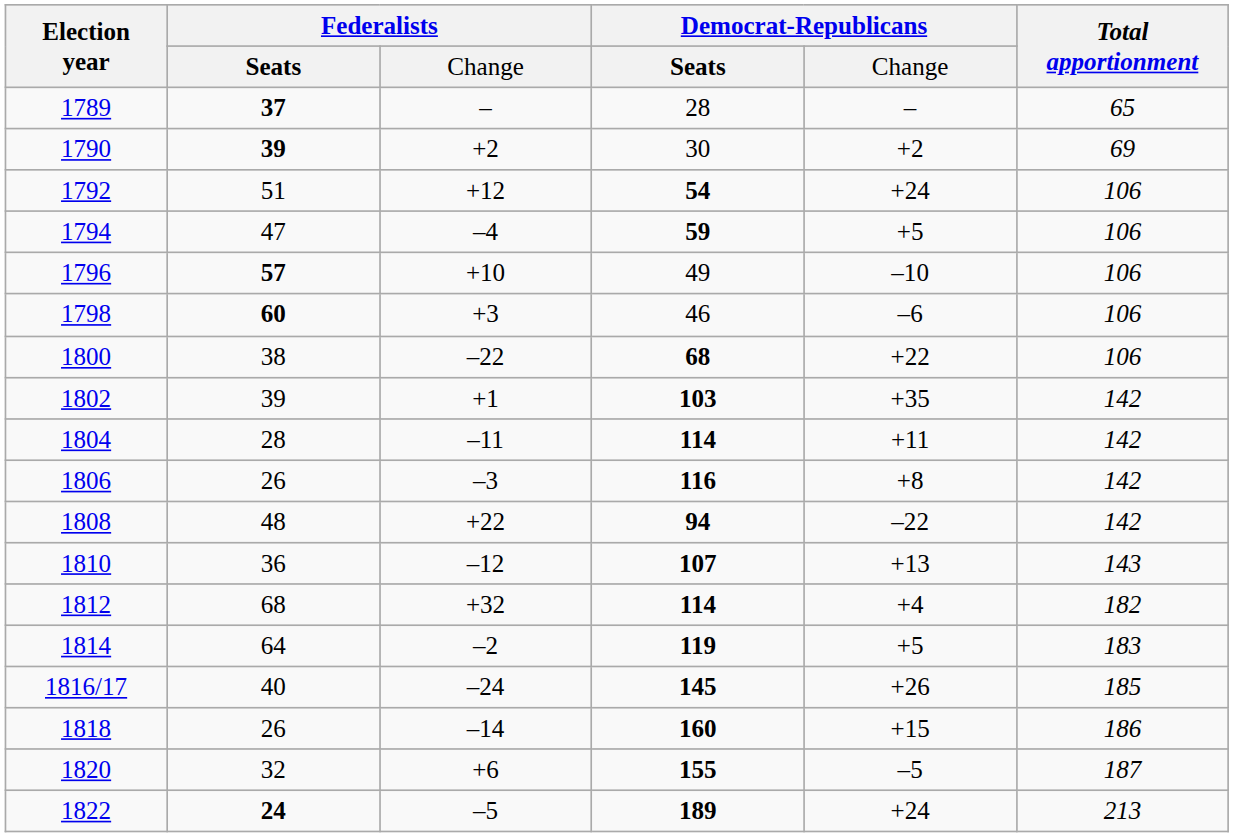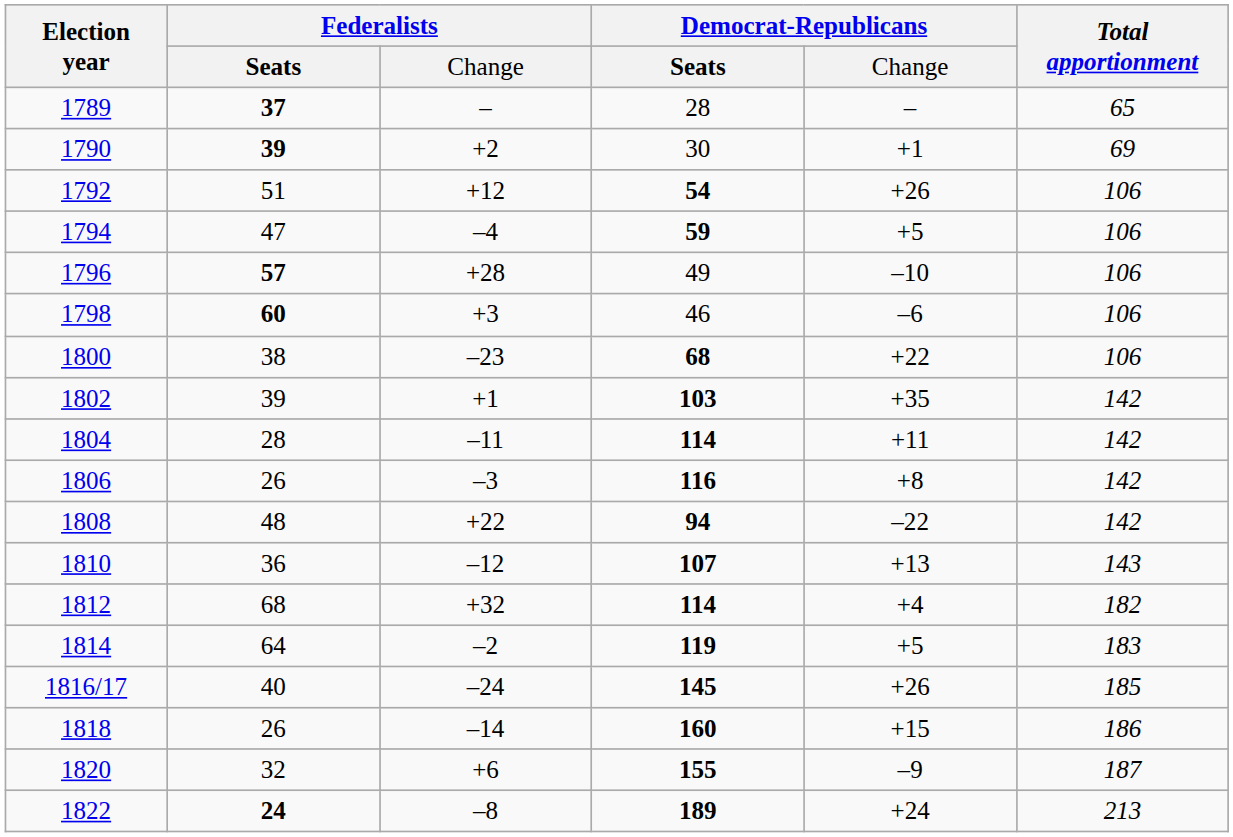(910, 149) +2 -> (910, 149) +1
(910, 190) +24 -> (910, 190) +26
(486, 273) +10 -> (486, 273) +28
(486, 356) –22 -> (486, 356) –23
(910, 769) –5 -> (910, 769) –9
(486, 811) –5 -> (486, 811) –8
